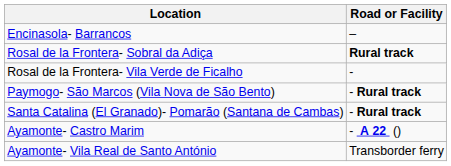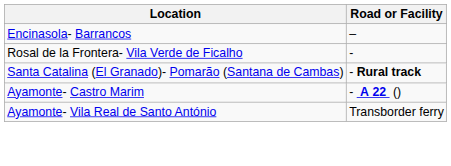- row: (110, 53)
- row: (141, 92)
